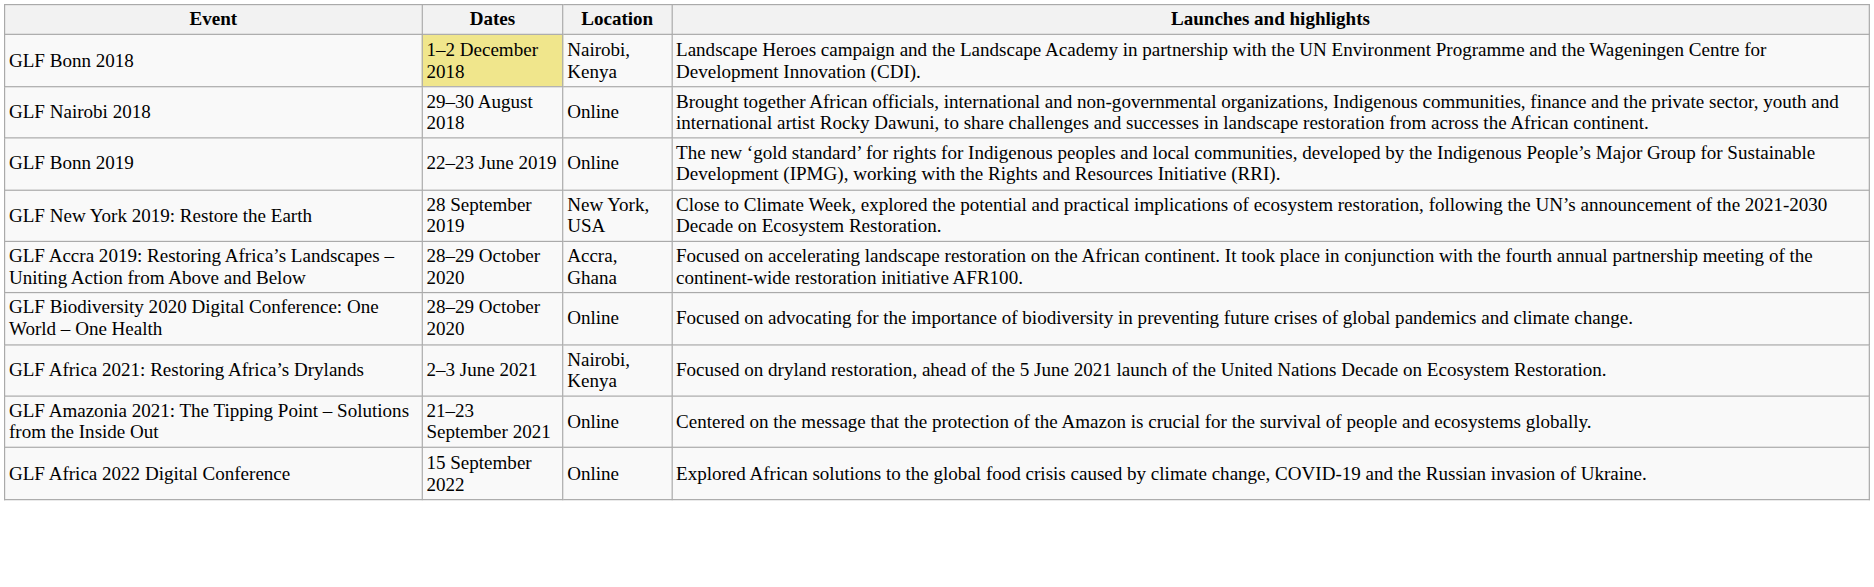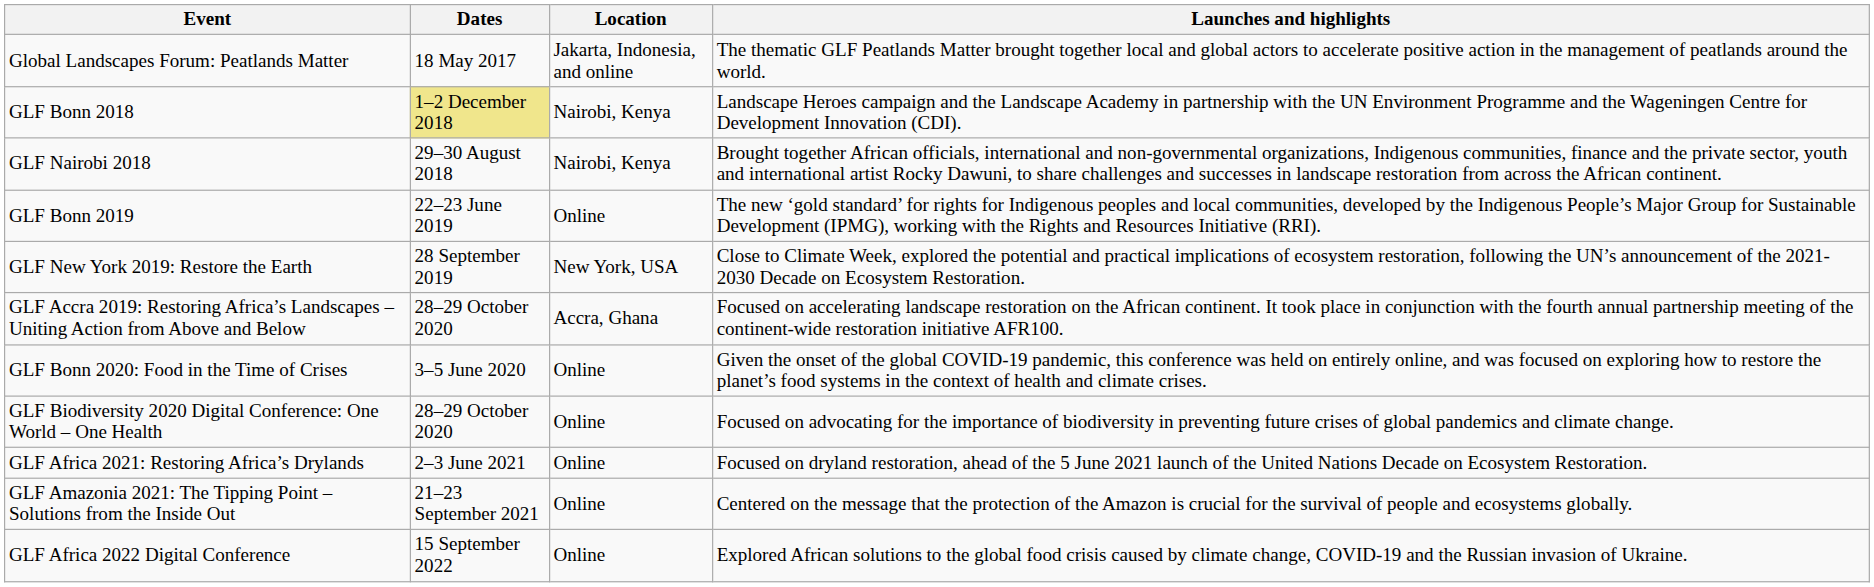+ row: (179, 60)
(593, 112) Online -> (612, 163) Nairobi, Kenya
+ row: (178, 370)
(599, 370) Nairobi, Kenya -> (579, 462) Online
